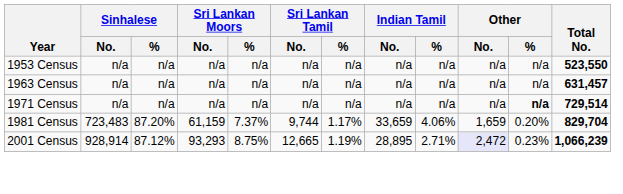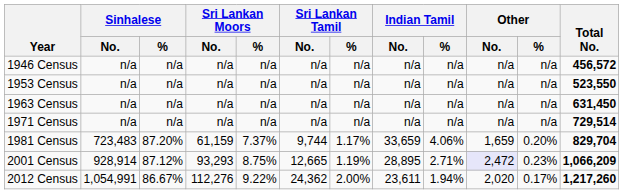+ row: (43, 65)
(586, 84) 631,457 -> (594, 103) 631,450
(540, 103) bold -> (549, 122) normal
(581, 141) 1,066,239 -> (589, 160) 1,066,209
+ row: (43, 179)
